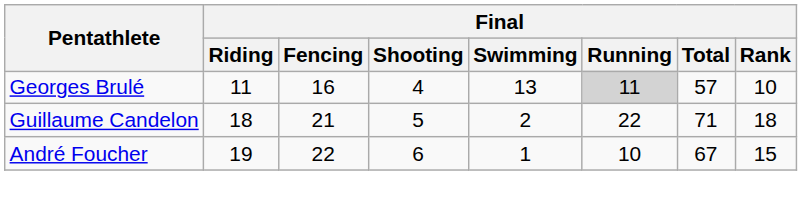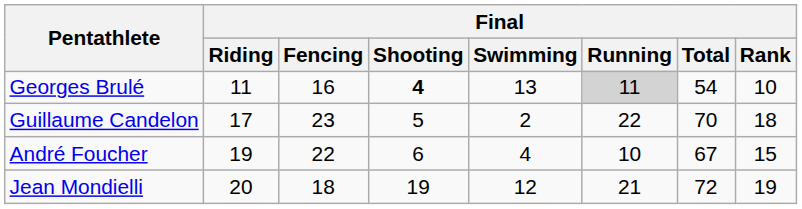(418, 88) normal -> (418, 88) bold
(706, 88) 57 -> (706, 88) 54
(241, 121) 18 -> (241, 121) 17
(323, 121) 21 -> (323, 121) 23
(706, 121) 71 -> (706, 121) 70
(525, 154) 1 -> (525, 154) 4
+ row: (76, 187)
